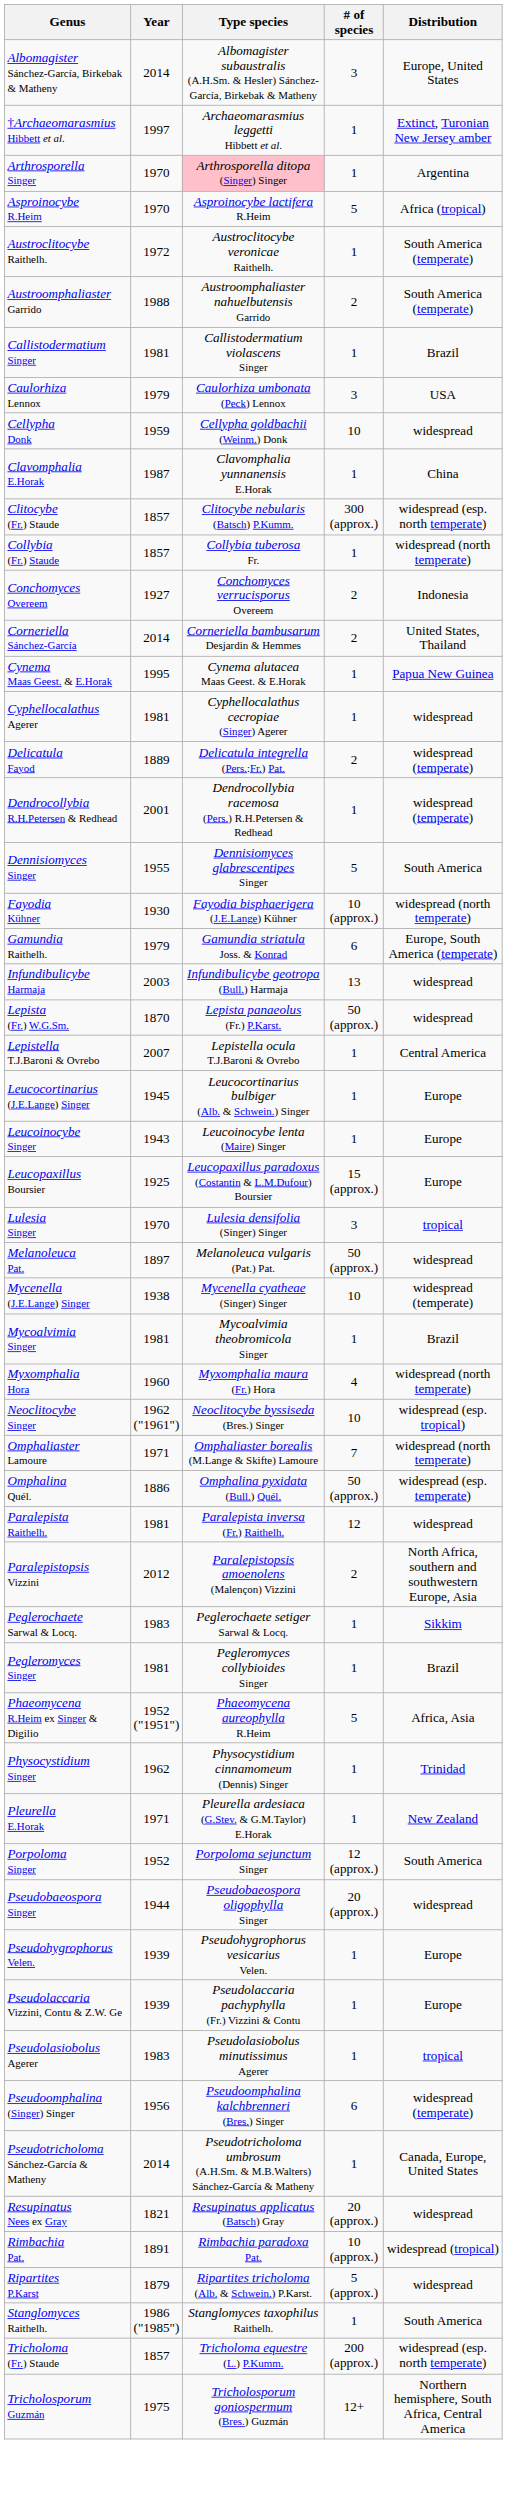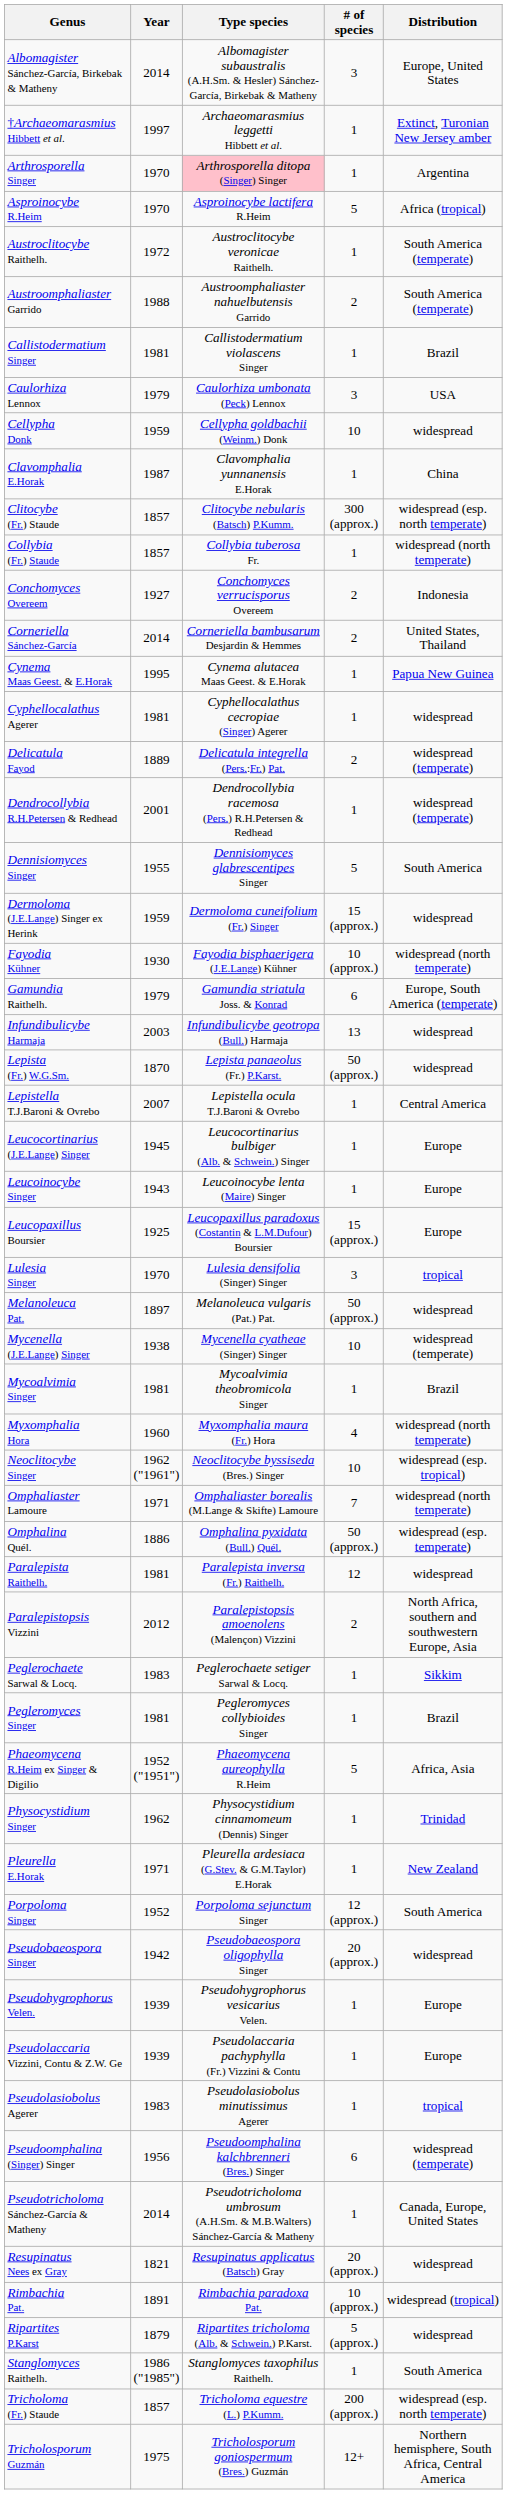+ row: (55, 918)
(156, 1904) 1944 -> (156, 1954) 1942
